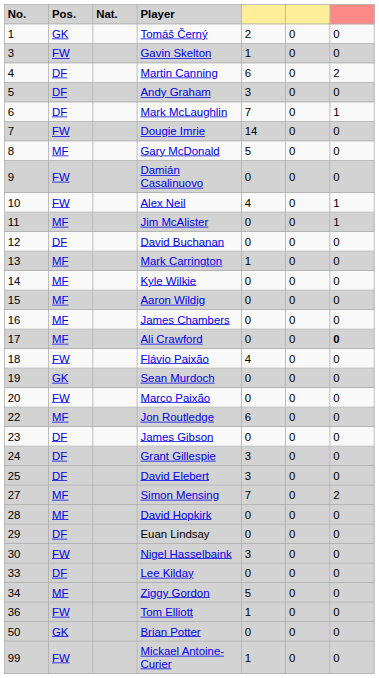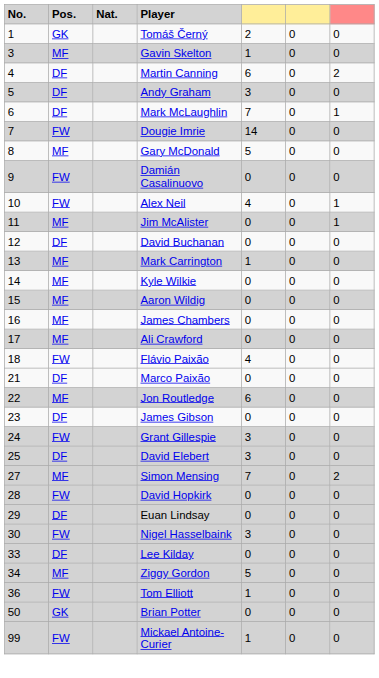(61, 53) FW -> (60, 53) MF
(336, 339) bold -> (336, 339) normal
- row: (178, 378)
(14, 398) 20 -> (14, 378) 21
(61, 398) FW -> (60, 378) DF
(60, 456) DF -> (61, 437) FW
(60, 515) MF -> (61, 495) FW
